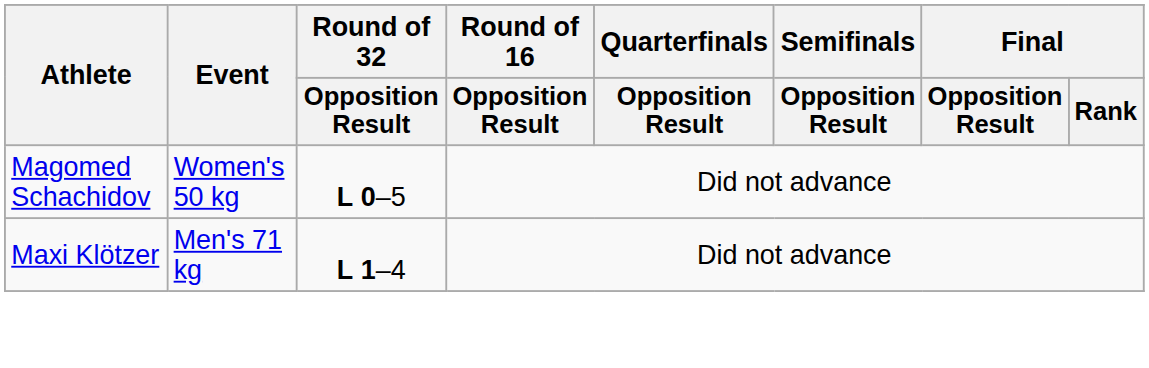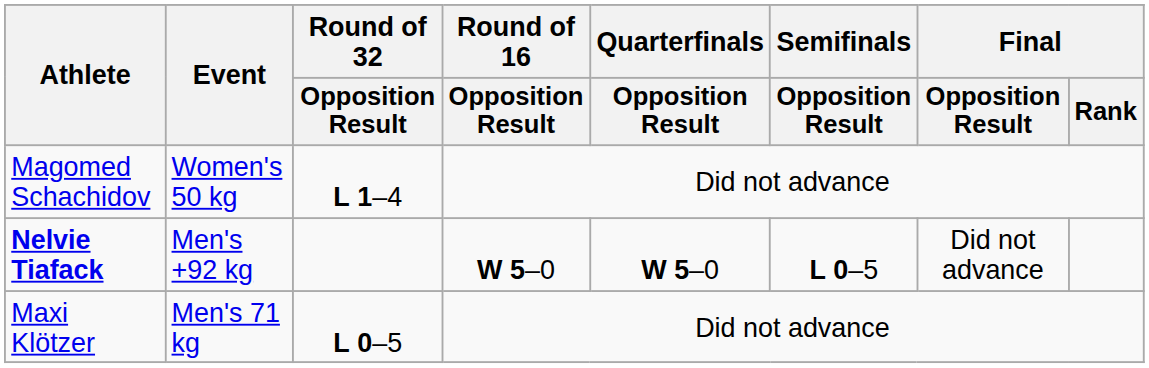(371, 197) L 0–5 -> (368, 197) L 1–4
+ row: (57, 255)
(371, 270) L 1–4 -> (368, 342) L 0–5
